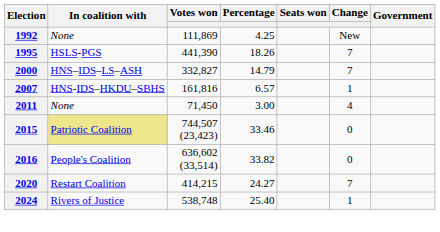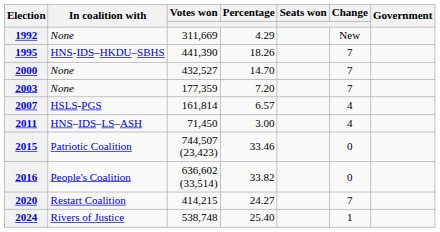(200, 35) 111,869 -> (200, 35) 311,669
(265, 35) 4.25 -> (265, 35) 4.29
(76, 53) HSLS-PGS -> (108, 53) HNS-IDS–HKDU–SBHS
(96, 70) HNS–IDS–LS–ASH -> (62, 70) None
(200, 70) 332,827 -> (200, 70) 432,527
(262, 70) 14.79 -> (262, 70) 14.70
+ row: (26, 88)
(108, 88) HNS-IDS–HKDU–SBHS -> (76, 105) HSLS-PGS
(200, 88) 161,816 -> (200, 105) 161,814
(350, 88) 1 -> (350, 105) 4
(62, 105) None -> (96, 123) HNS–IDS–LS–ASH
(91, 129) khaki background -> (91, 147) no background
